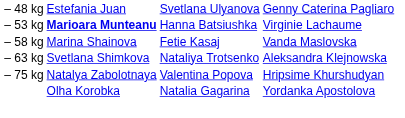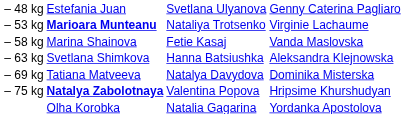(208, 25) Hanna Batsiushka -> (216, 25) Nataliya Trotsenko
(209, 58) Nataliya Trotsenko -> (215, 58) Hanna Batsiushka
+ row: (24, 75)
(102, 75) normal -> (105, 91) bold
